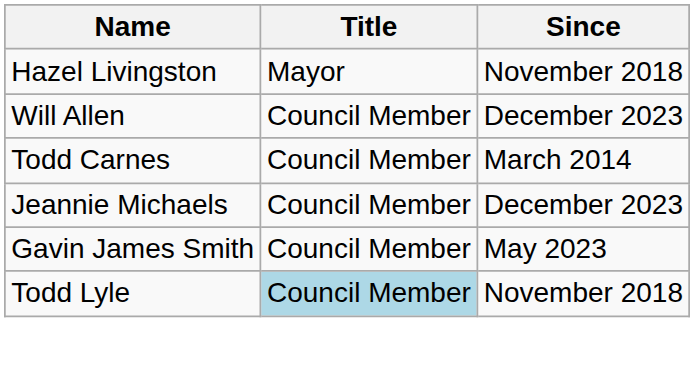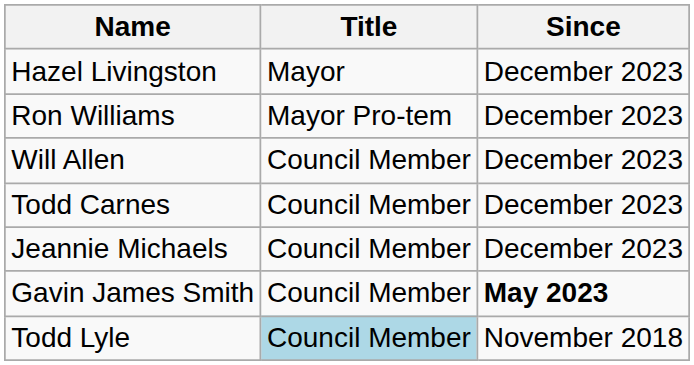(583, 71) November 2018 -> (583, 71) December 2023
+ row: (93, 115)
(558, 159) March 2014 -> (583, 204) December 2023
(545, 248) normal -> (546, 293) bold
